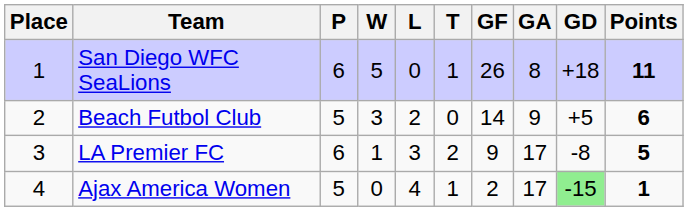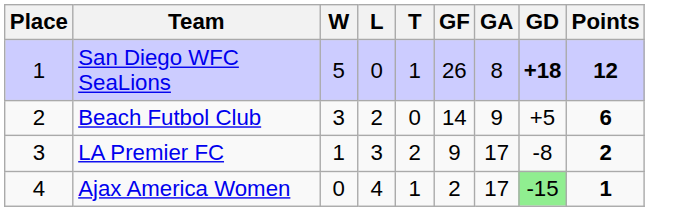- column: (339, 22)
(581, 69) normal -> (543, 69) bold
(644, 69) 11 -> (606, 69) 12
(644, 152) 5 -> (606, 152) 2
